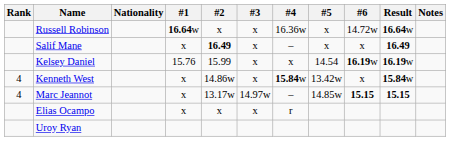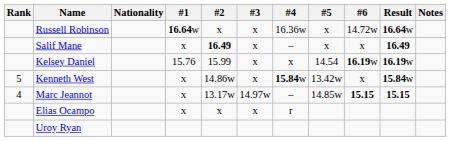(19, 78) 4 -> (19, 78) 5
